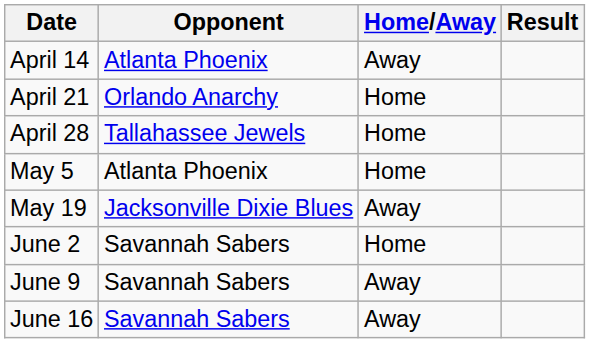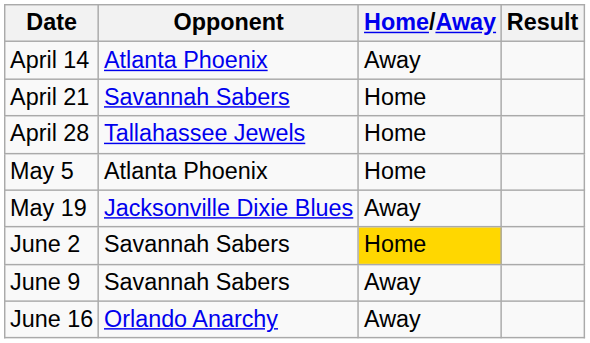(191, 97) Orlando Anarchy -> (197, 97) Savannah Sabers
(395, 245) no background -> (395, 245) gold background
(197, 319) Savannah Sabers -> (191, 319) Orlando Anarchy
